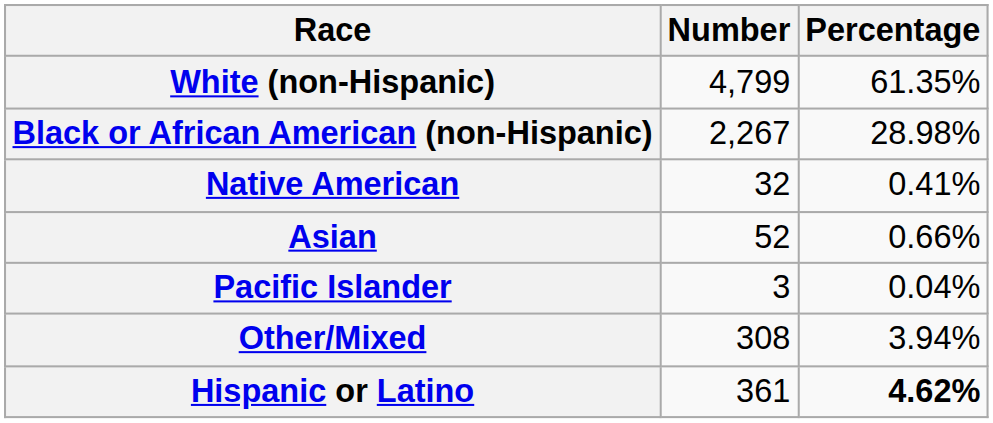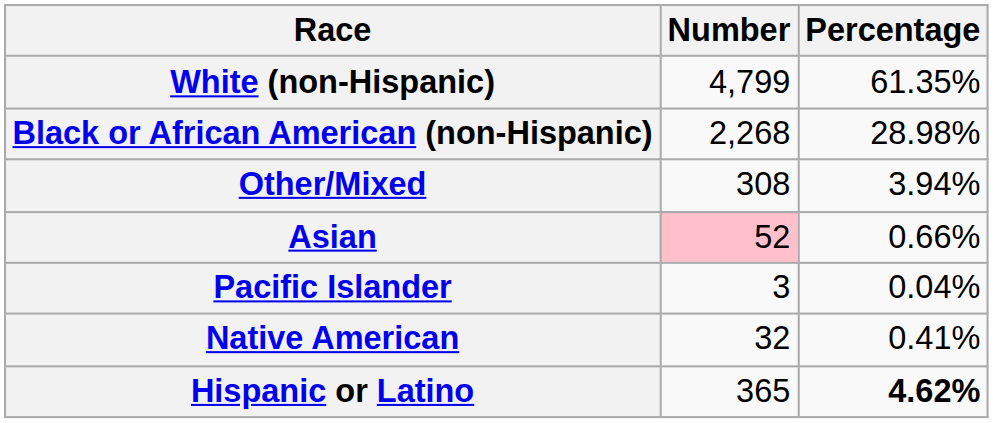(750, 133) 2,267 -> (750, 133) 2,268
rows swapped: (333, 184) <-> (333, 339)
(772, 236) no background -> (772, 236) pink background
(763, 390) 361 -> (763, 390) 365
